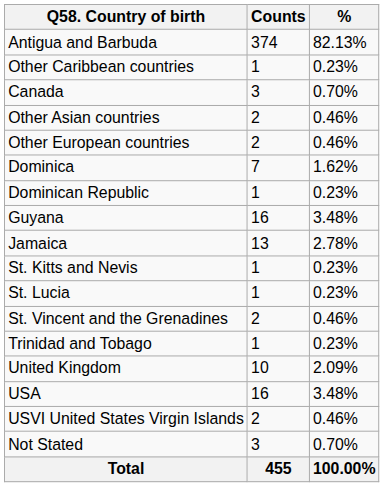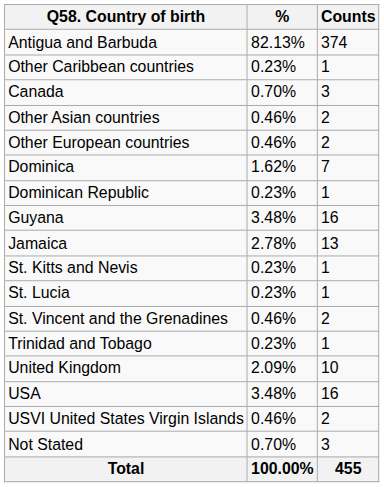columns swapped: (278, 17) <-> (344, 17)
